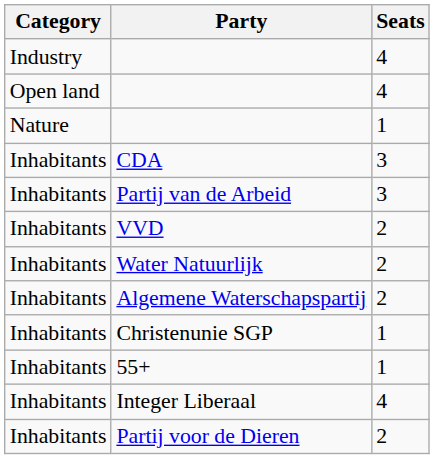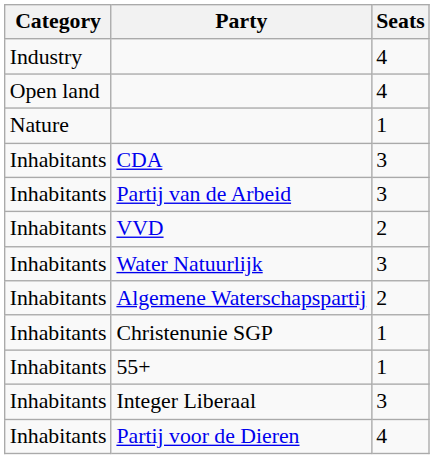(382, 263) 2 -> (382, 263) 3
(382, 401) 4 -> (382, 401) 3
(382, 435) 2 -> (382, 435) 4
